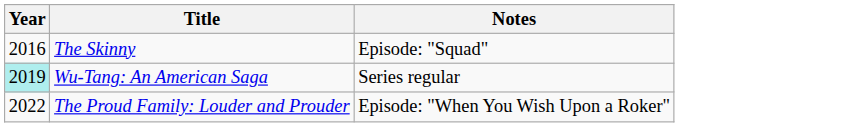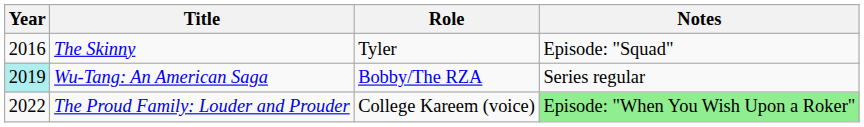+ column: (447, 19)
(514, 106) no background -> (699, 106) lightgreen background
